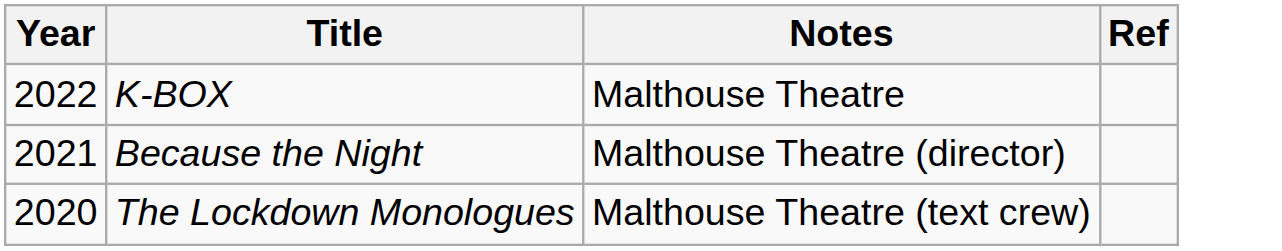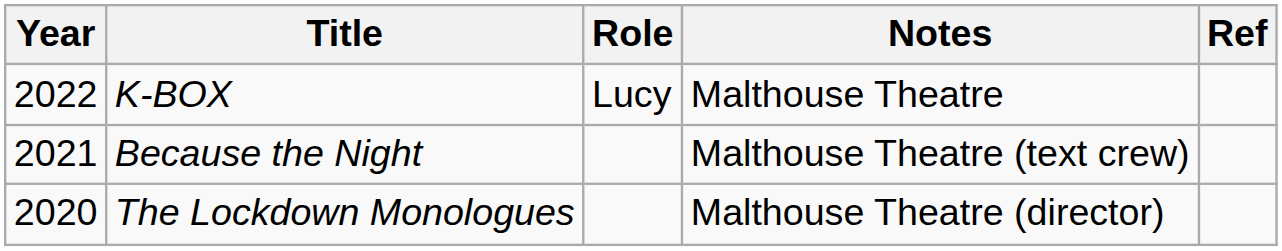+ column: (633, 34)
(829, 153) Malthouse Theatre (director) -> (940, 153) Malthouse Theatre (text crew)
(841, 213) Malthouse Theatre (text crew) -> (928, 213) Malthouse Theatre (director)
